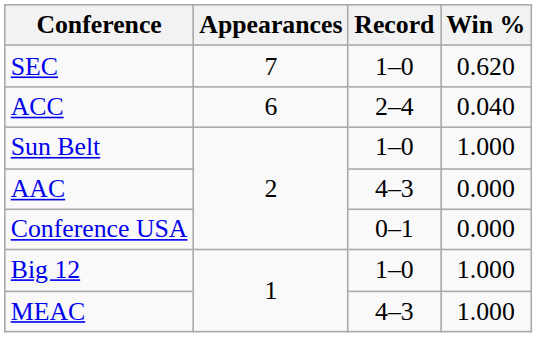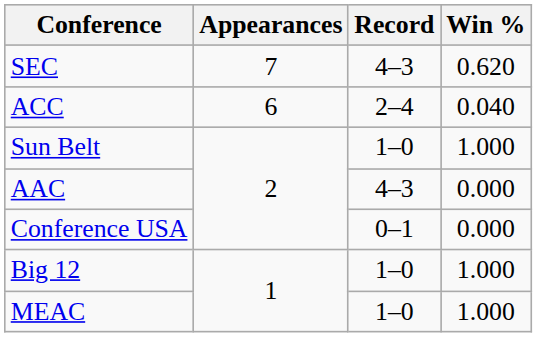(394, 65) 1–0 -> (394, 65) 4–3
(394, 310) 4–3 -> (394, 310) 1–0
